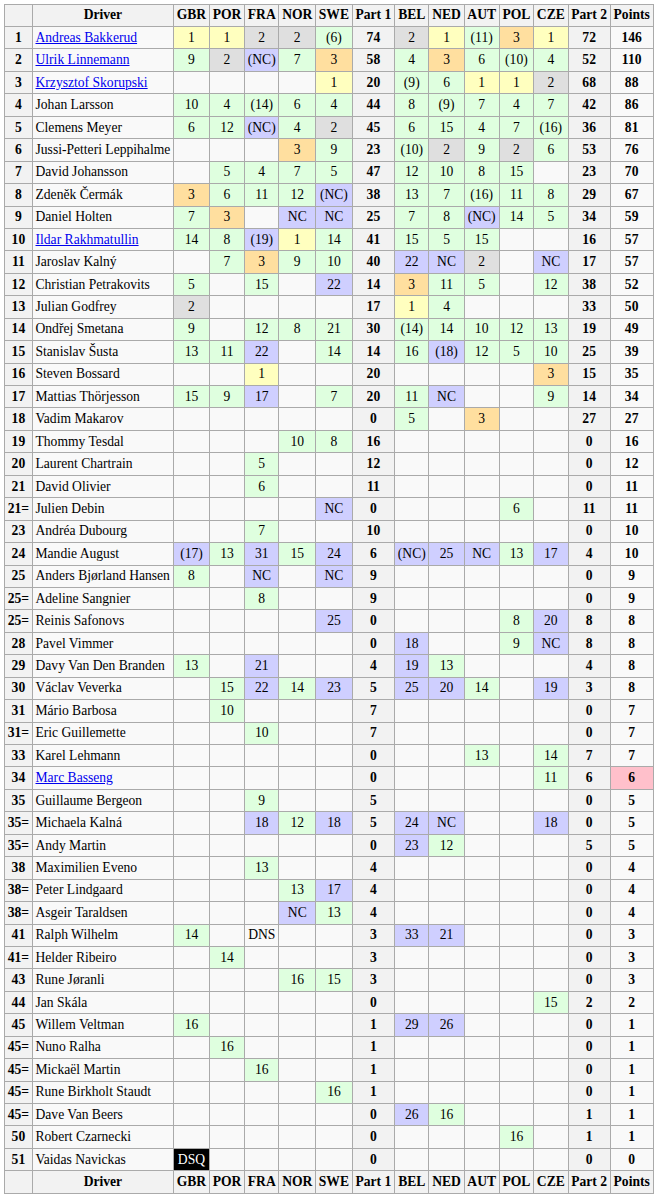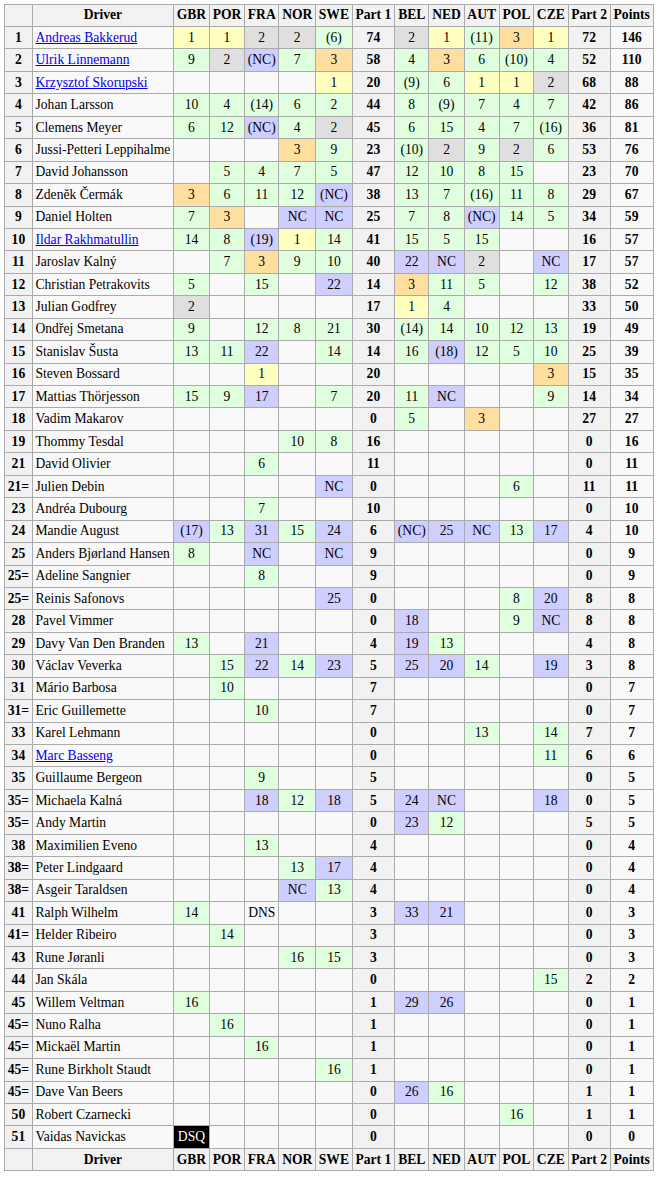(334, 105) 4 -> (334, 105) 2
- row: (84, 464)
(632, 778) pink background -> (632, 755) no background
